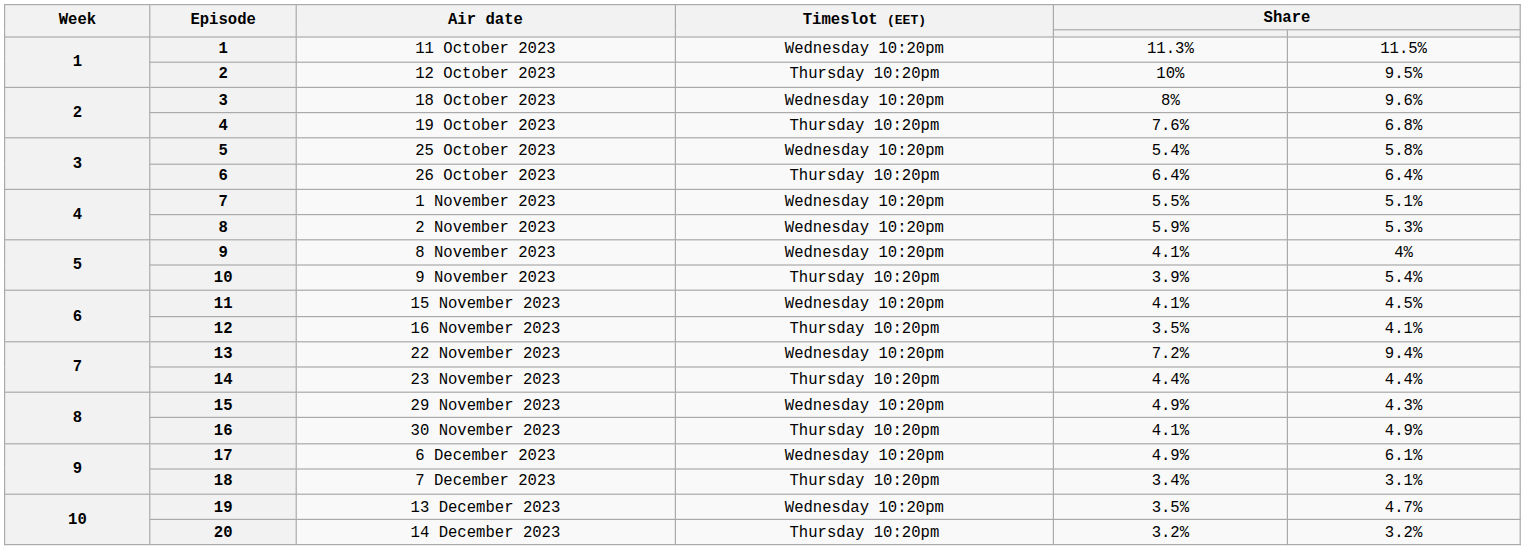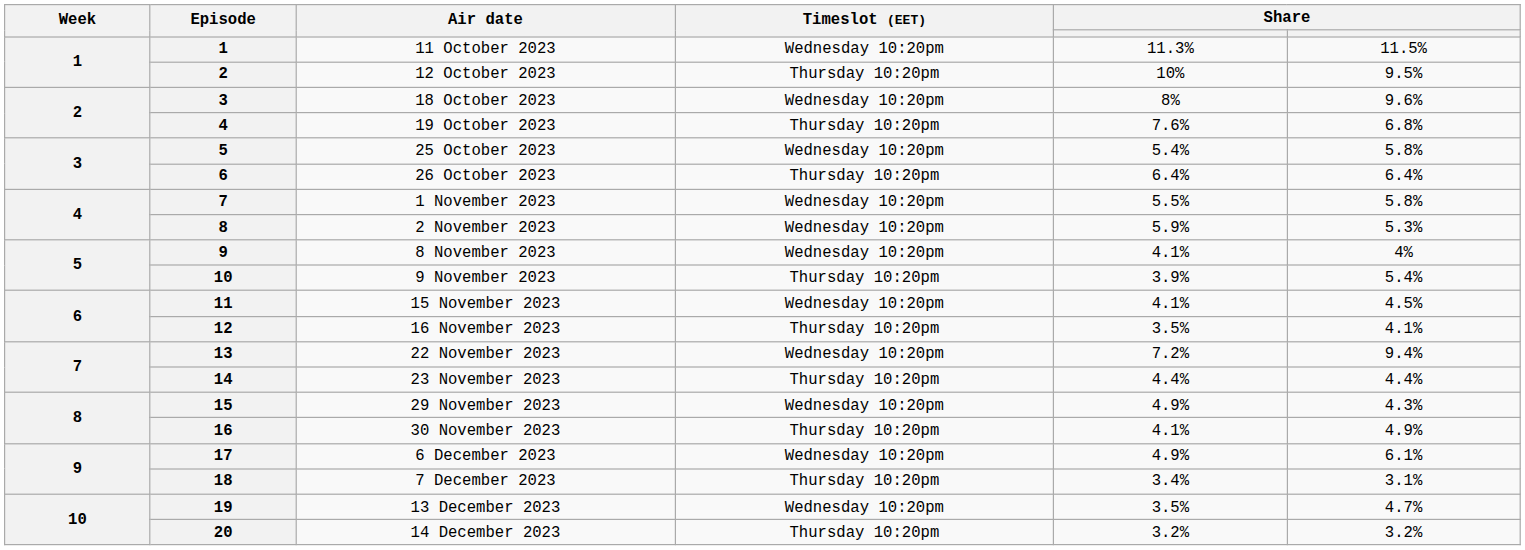(1404, 202) 5.1% -> (1404, 202) 5.8%
